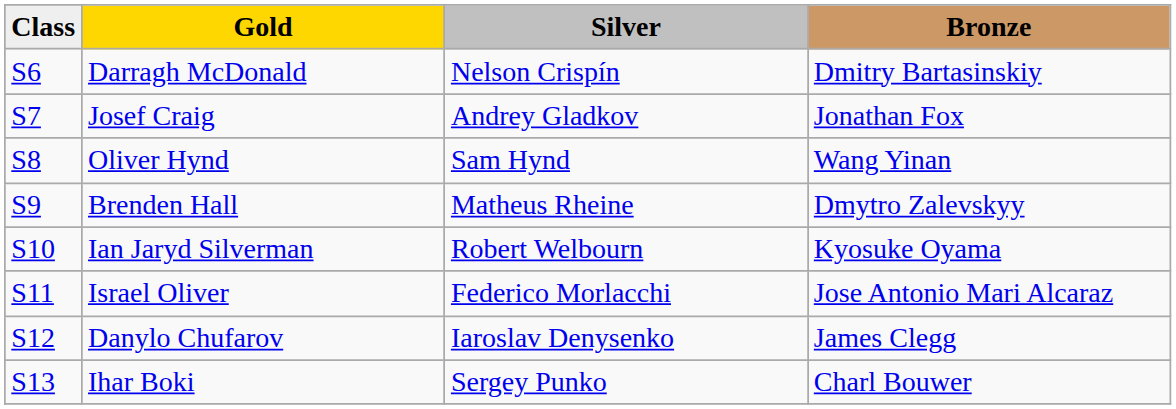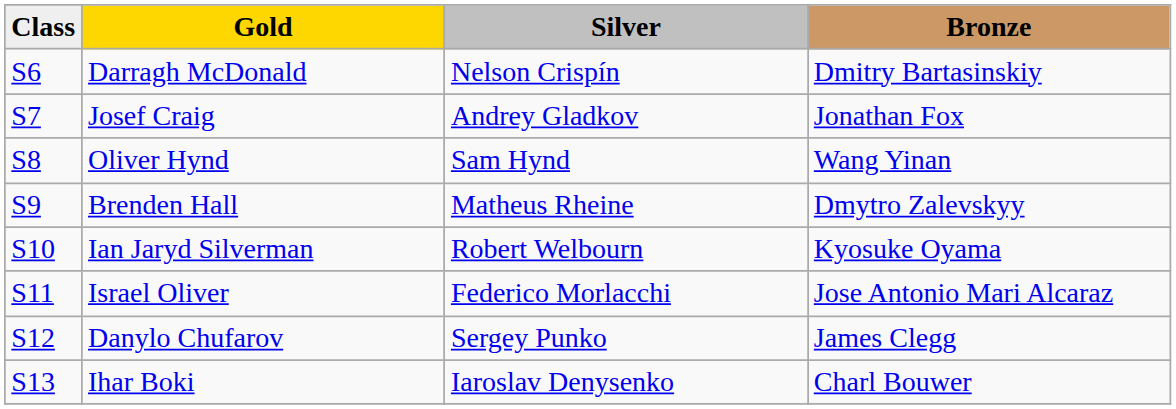(563, 337) Iaroslav Denysenko -> (529, 337) Sergey Punko
(529, 381) Sergey Punko -> (563, 381) Iaroslav Denysenko
